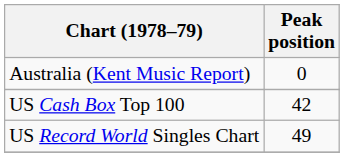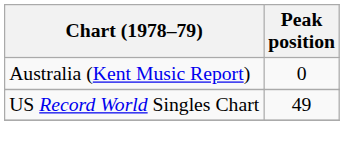- row: (97, 104)
